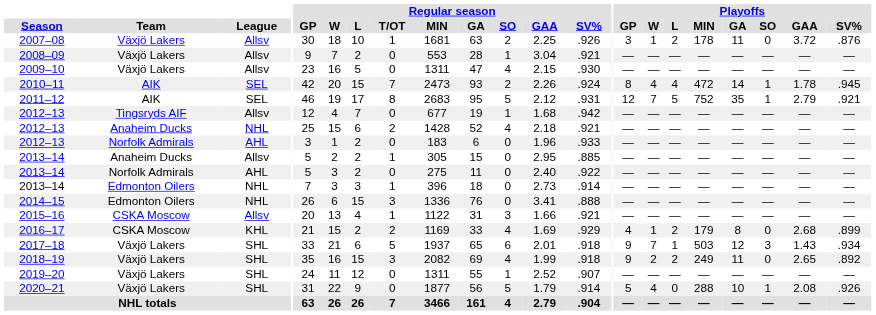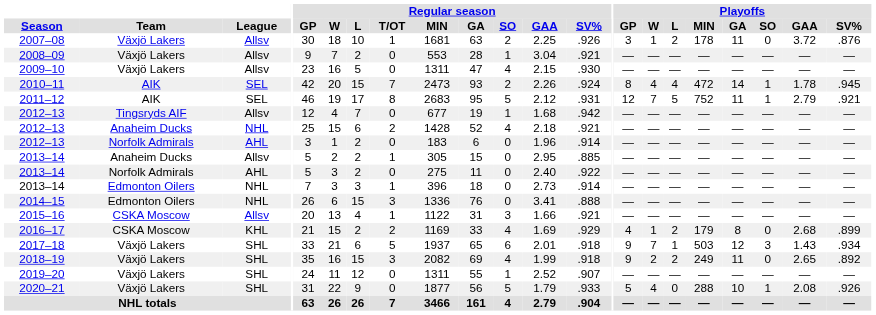(738, 99) 35 -> (738, 99) 11
(589, 142) .933 -> (589, 142) .914
(589, 288) .914 -> (589, 288) .933
